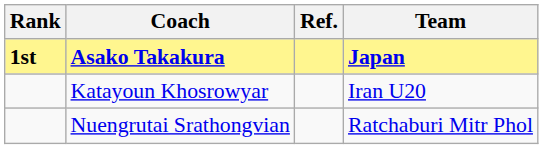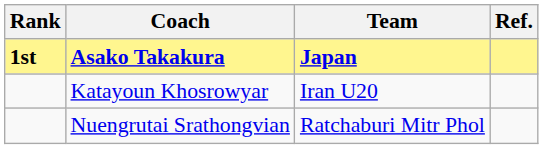columns swapped: (440, 21) <-> (319, 21)
